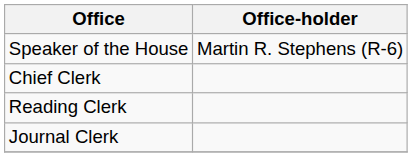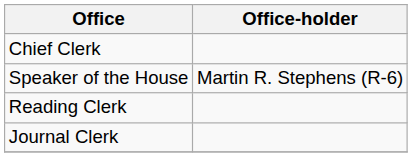rows swapped: (99, 48) <-> (55, 78)
